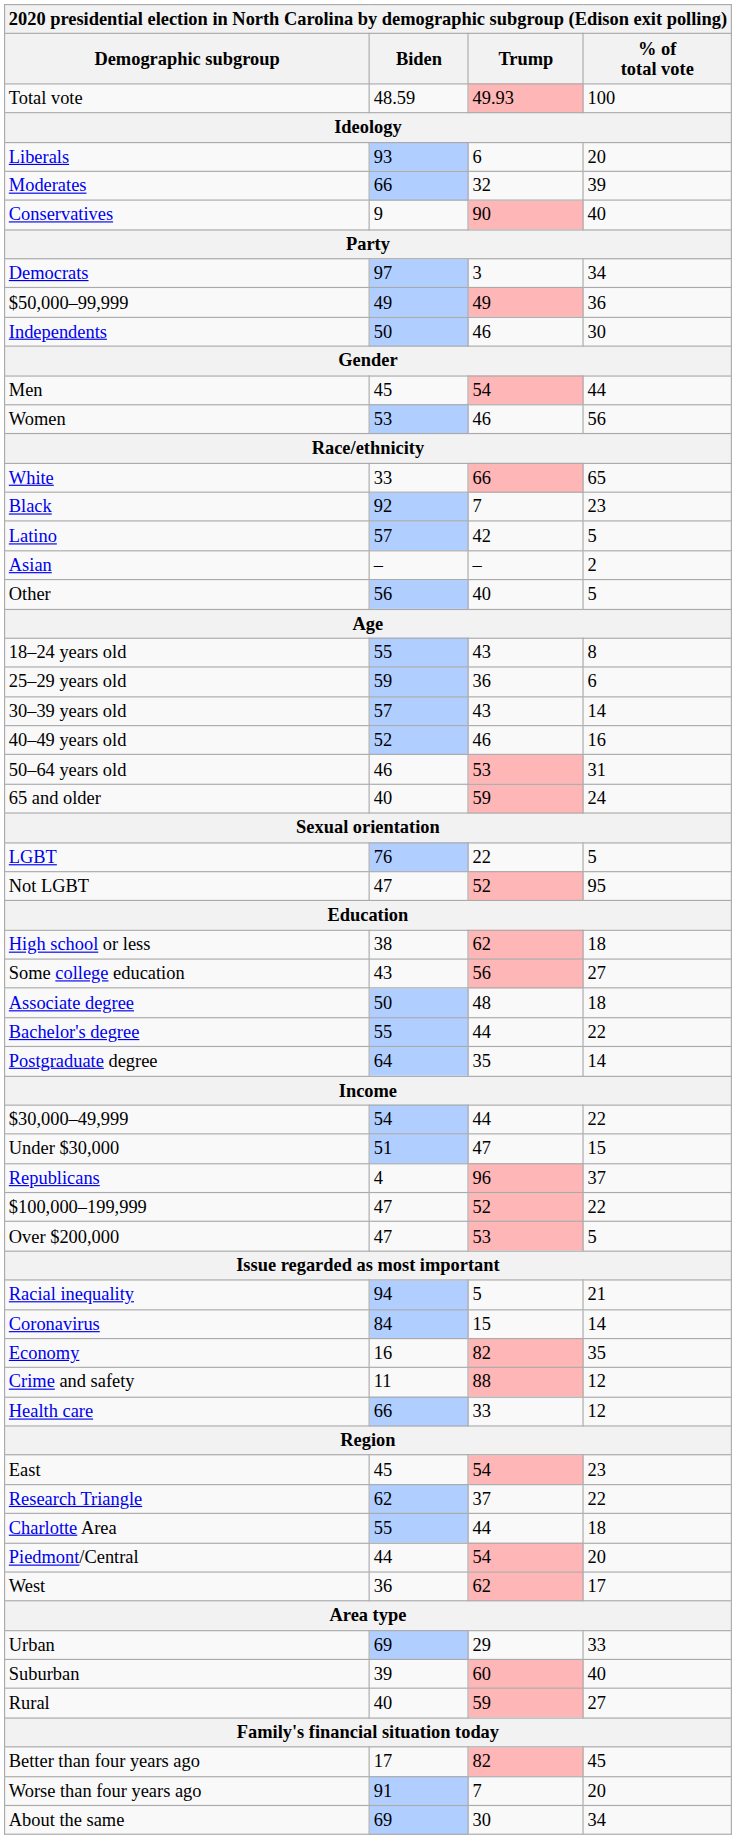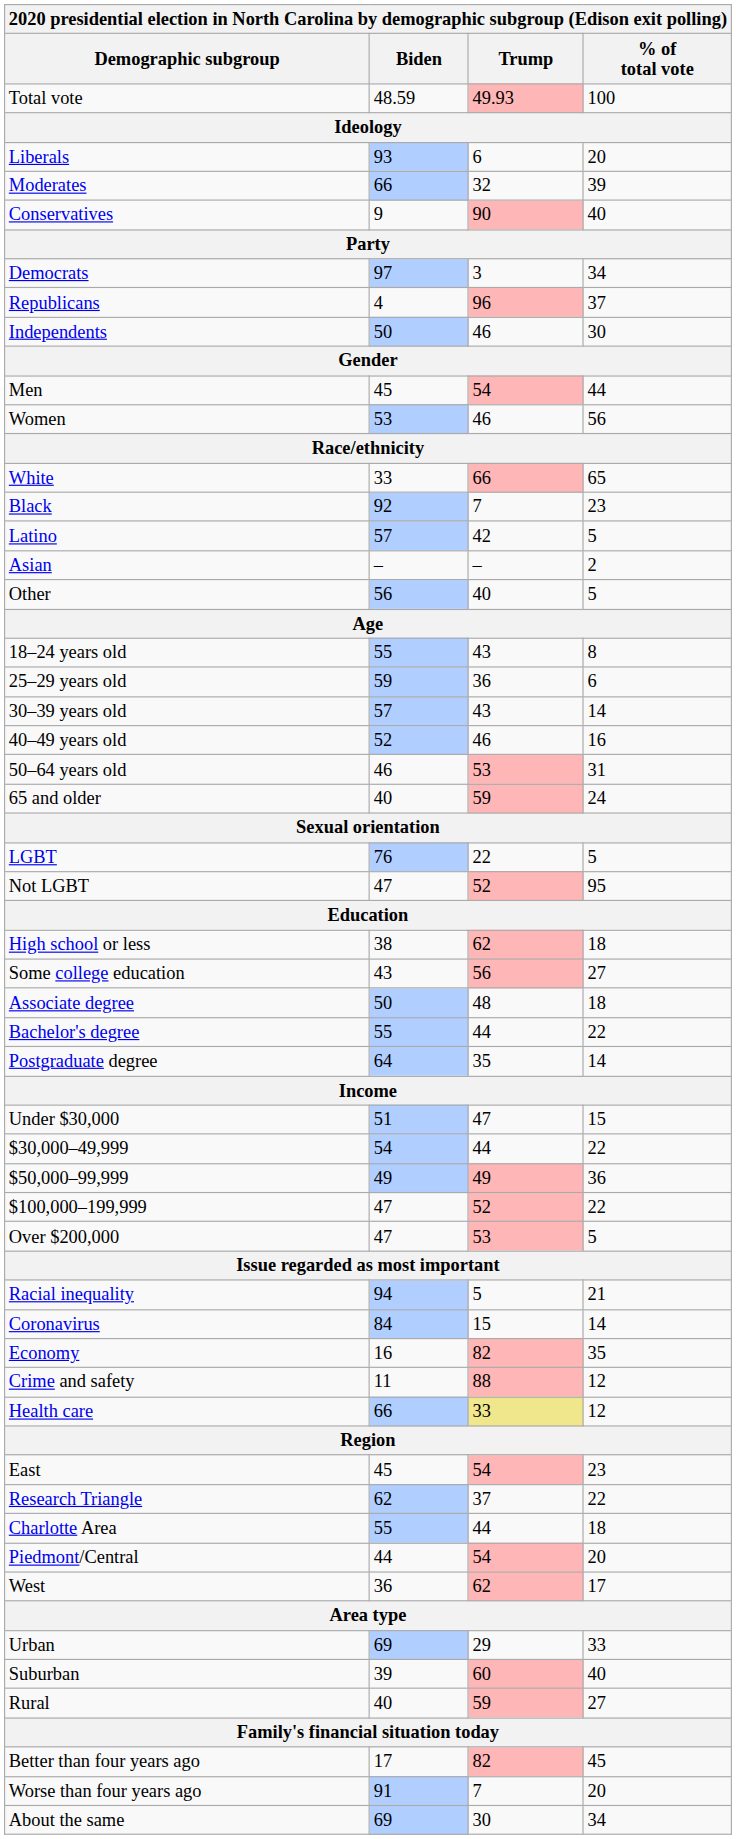rows swapped: (54, 1177) <-> (69, 302)
rows swapped: (64, 1148) <-> (69, 1119)
(482, 1411) no background -> (482, 1411) khaki background
